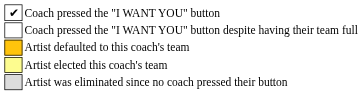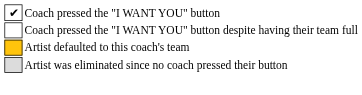- row: (96, 65)
